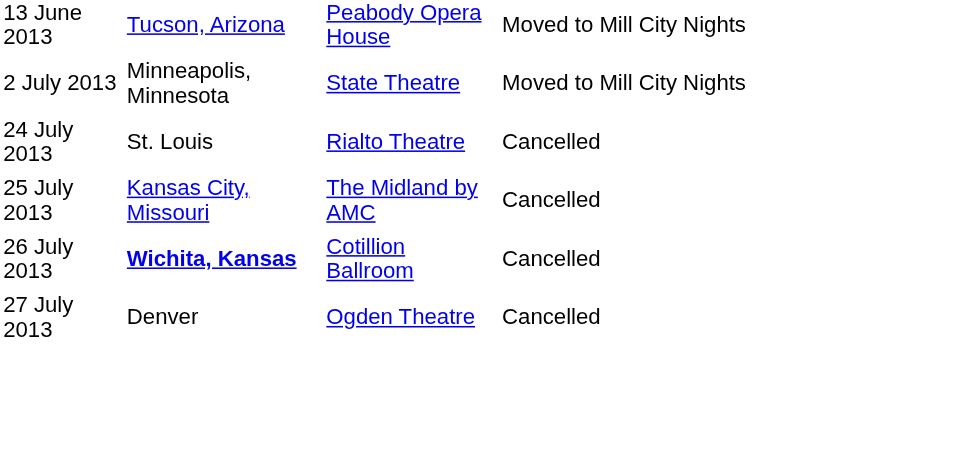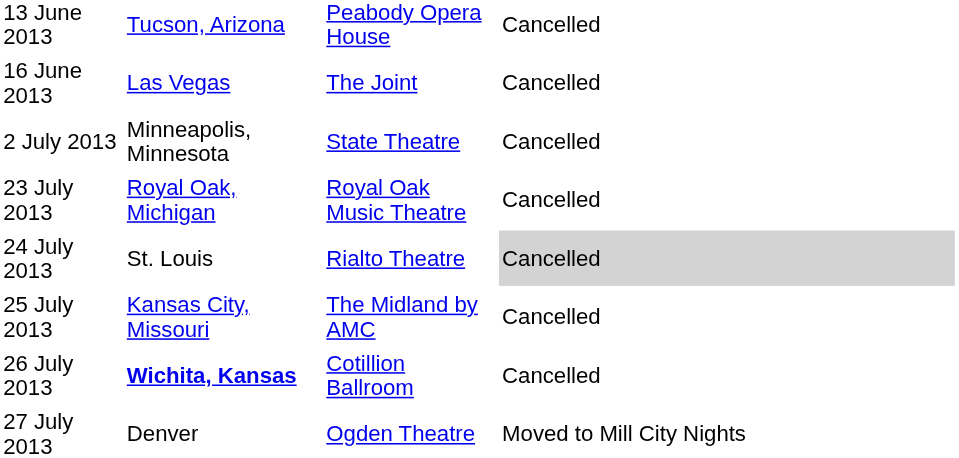(624, 24) Moved to Mill City Nights -> (551, 24) Cancelled
+ row: (43, 83)
(624, 83) Moved to Mill City Nights -> (551, 141) Cancelled
+ row: (38, 200)
(551, 141) no background -> (551, 258) lightgrey background
(551, 317) Cancelled -> (624, 434) Moved to Mill City Nights
